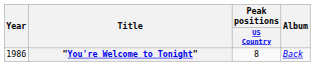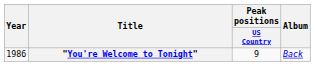(256, 54) 8 -> (256, 54) 9
